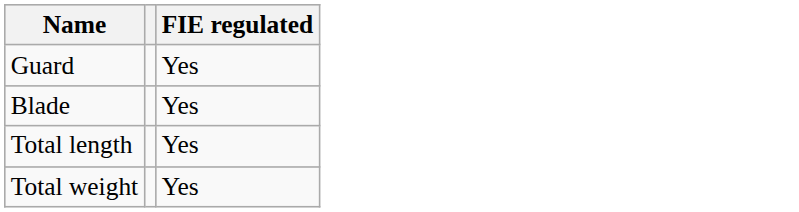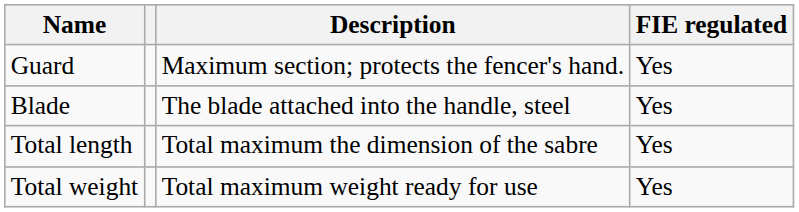+ column: (393, 24)
